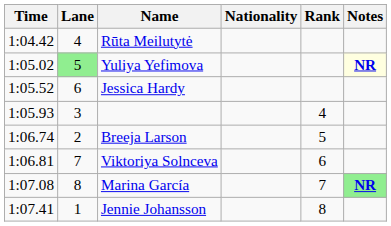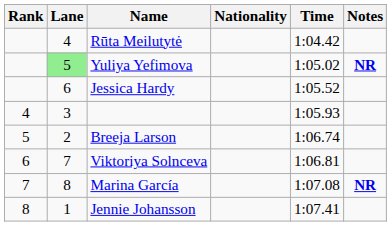columns swapped: (322, 16) <-> (31, 16)
(365, 64) lightyellow background -> (365, 64) no background
(365, 185) lightgreen background -> (365, 185) no background
